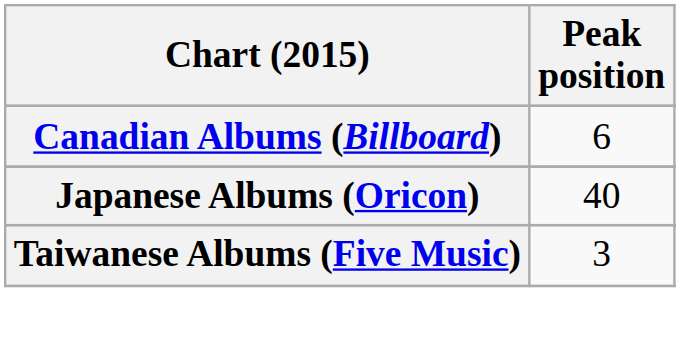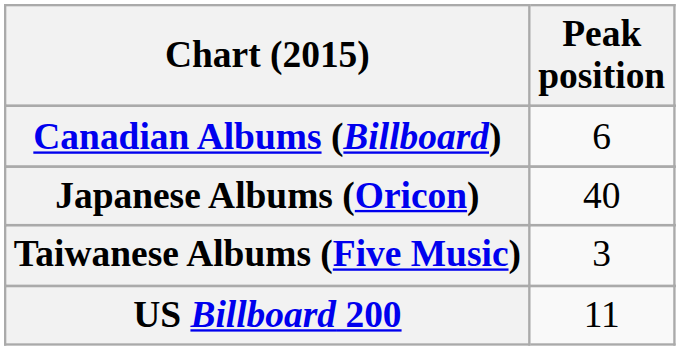+ row: (267, 313)
